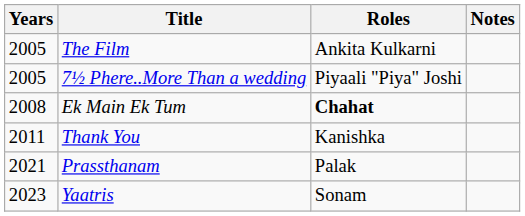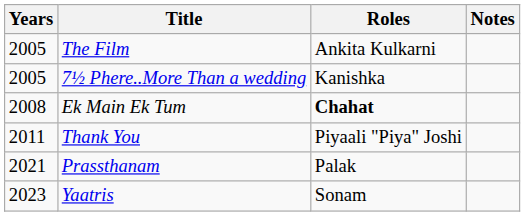(388, 78) Piyaali "Piya" Joshi -> (350, 78) Kanishka
(350, 136) Kanishka -> (388, 136) Piyaali "Piya" Joshi
